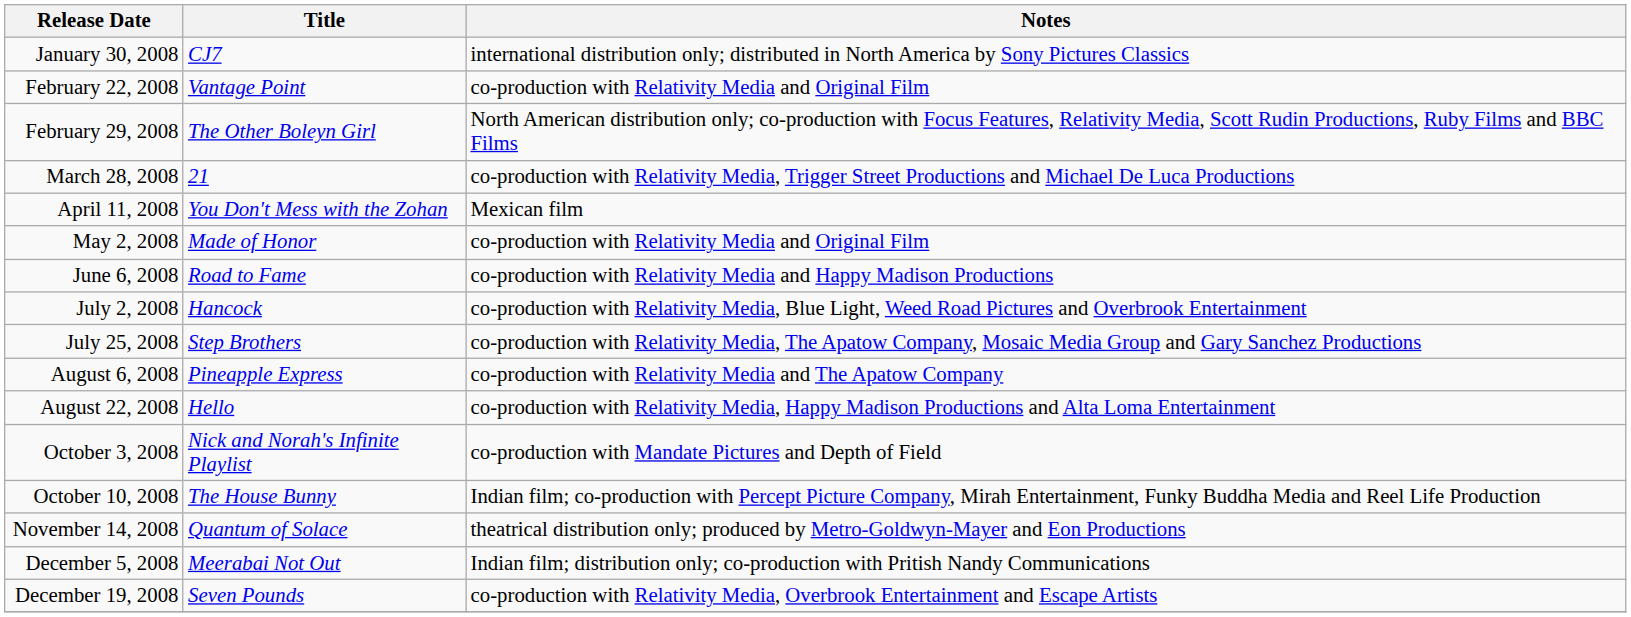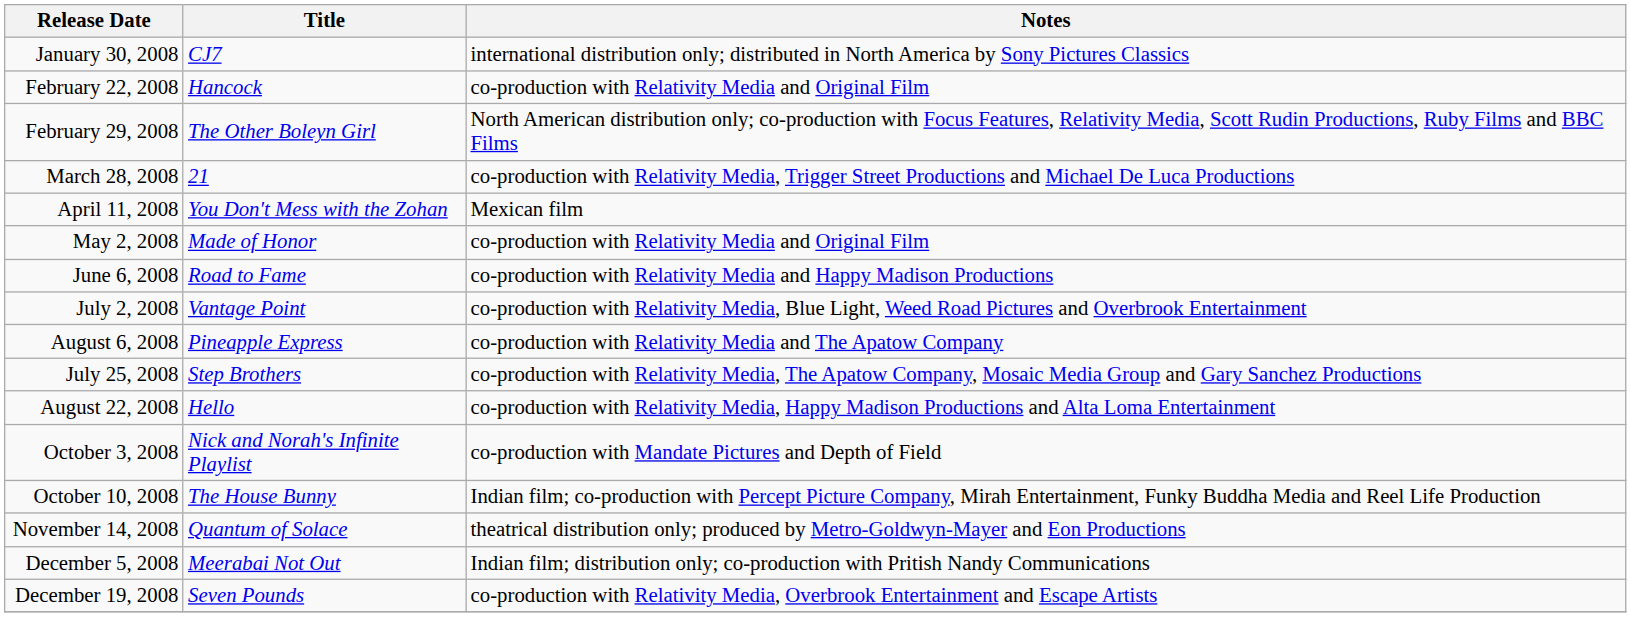(247, 86) Vantage Point -> (225, 86) Hancock
(225, 308) Hancock -> (247, 308) Vantage Point
rows swapped: (122, 341) <-> (115, 374)
